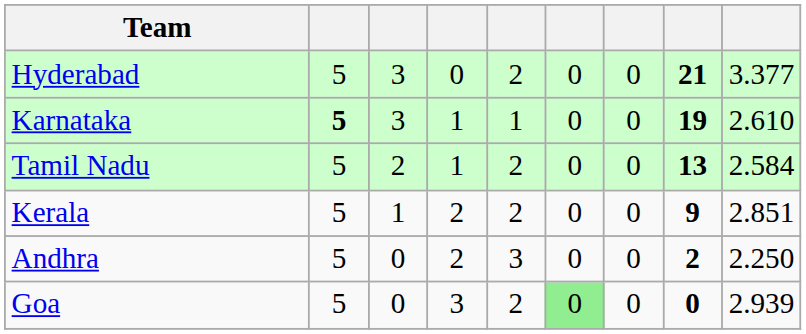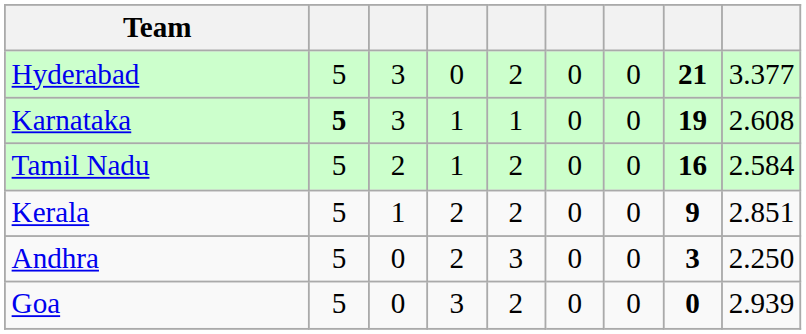(761, 119) 2.610 -> (761, 119) 2.608
(693, 166) 13 -> (693, 166) 16
(693, 258) 2 -> (693, 258) 3
(575, 304) lightgreen background -> (575, 304) no background
